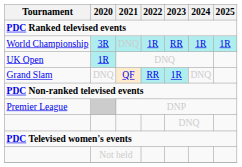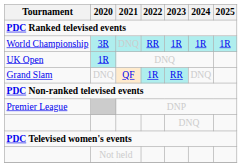(153, 44) 1R -> (153, 44) RR
(176, 44) RR -> (176, 44) 1R
(153, 75) RR -> (153, 75) 1R
(176, 75) 1R -> (176, 75) RR
